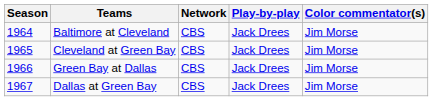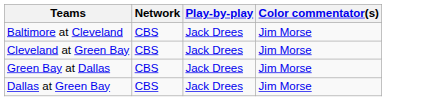- column: (28, 13)
